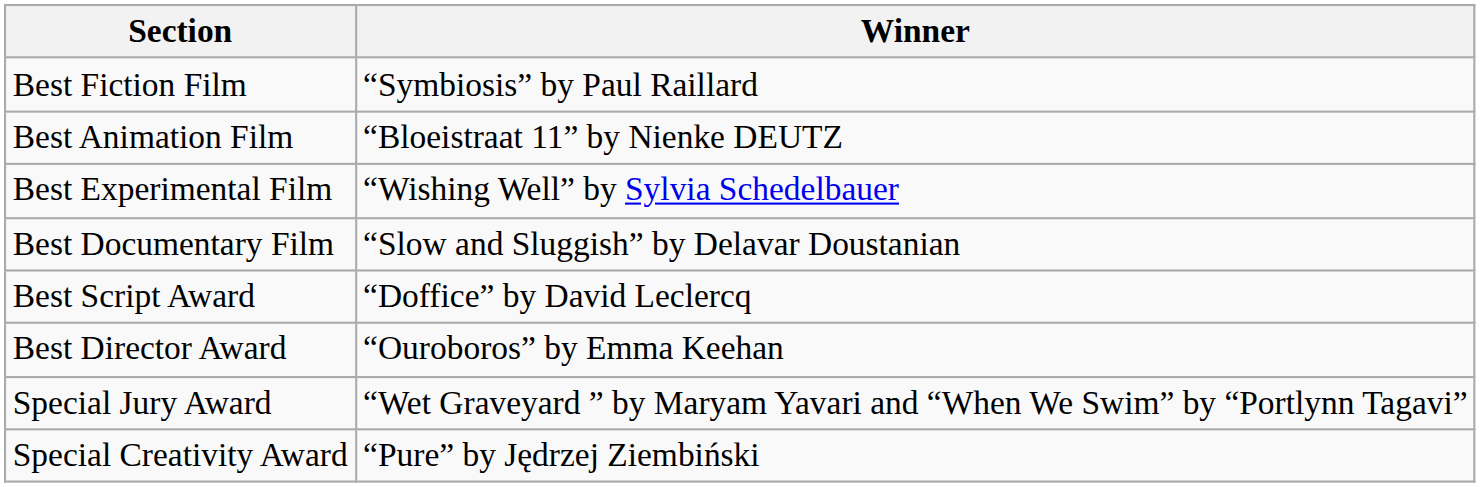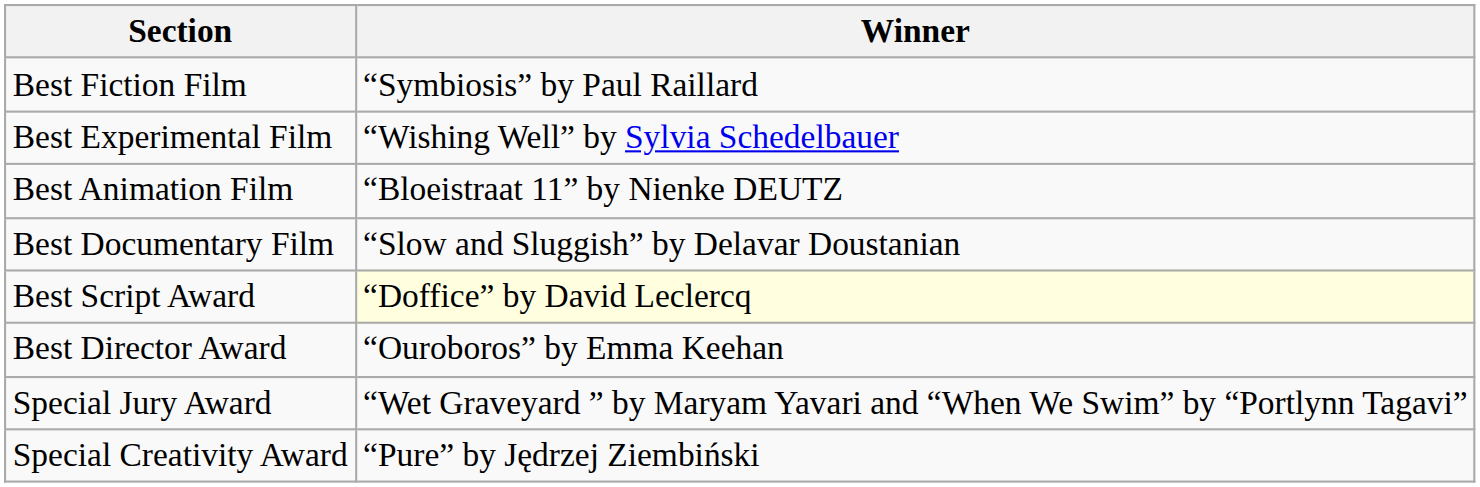rows swapped: (153, 137) <-> (173, 190)
(557, 296) no background -> (557, 296) lightyellow background
